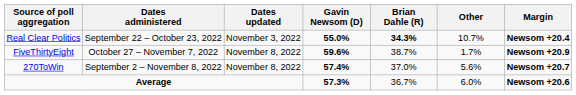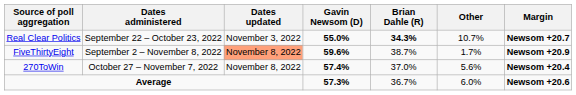(538, 38) Newsom +20.4 -> (538, 38) Newsom +20.7
(153, 53) October 27 – November 7, 2022 -> (153, 53) September 2 – November 8, 2022
(263, 53) no background -> (263, 53) lightsalmon background
(153, 67) September 2 – November 8, 2022 -> (153, 67) October 27 – November 7, 2022
(538, 67) Newsom +20.7 -> (538, 67) Newsom +20.4
